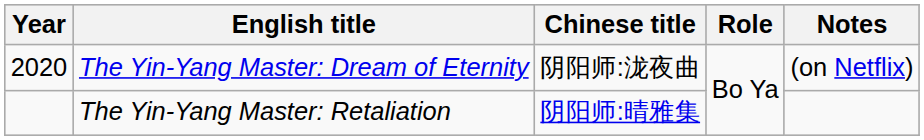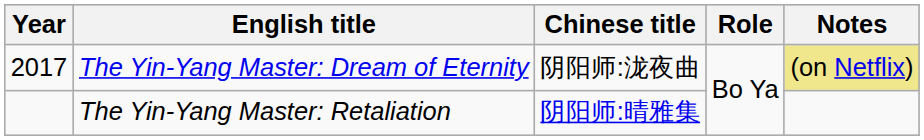(39, 67) 2020 -> (39, 67) 2017
(852, 67) no background -> (852, 67) khaki background
